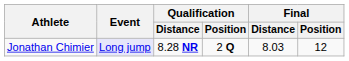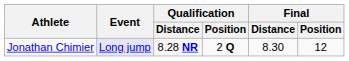(273, 48) 8.03 -> (273, 48) 8.30
